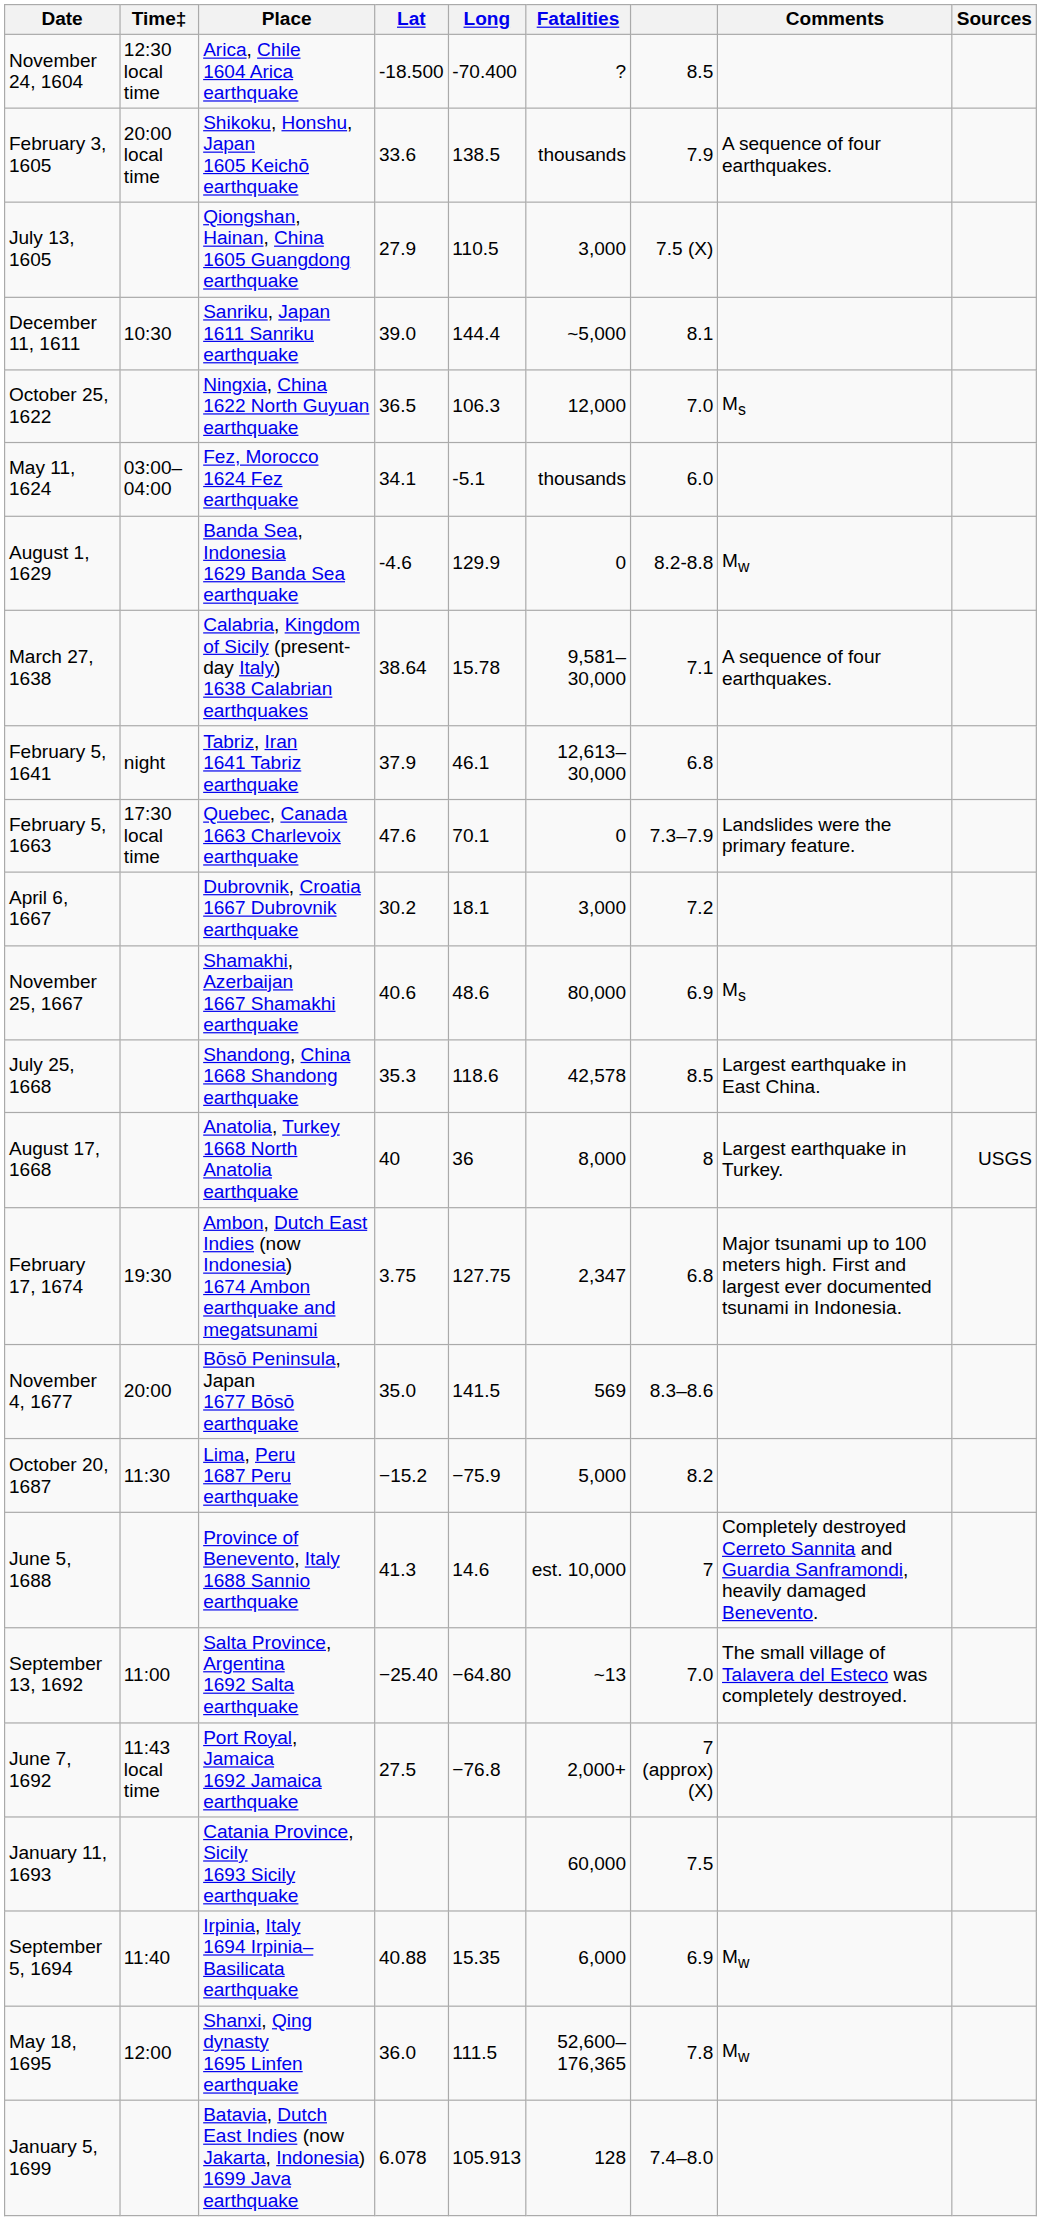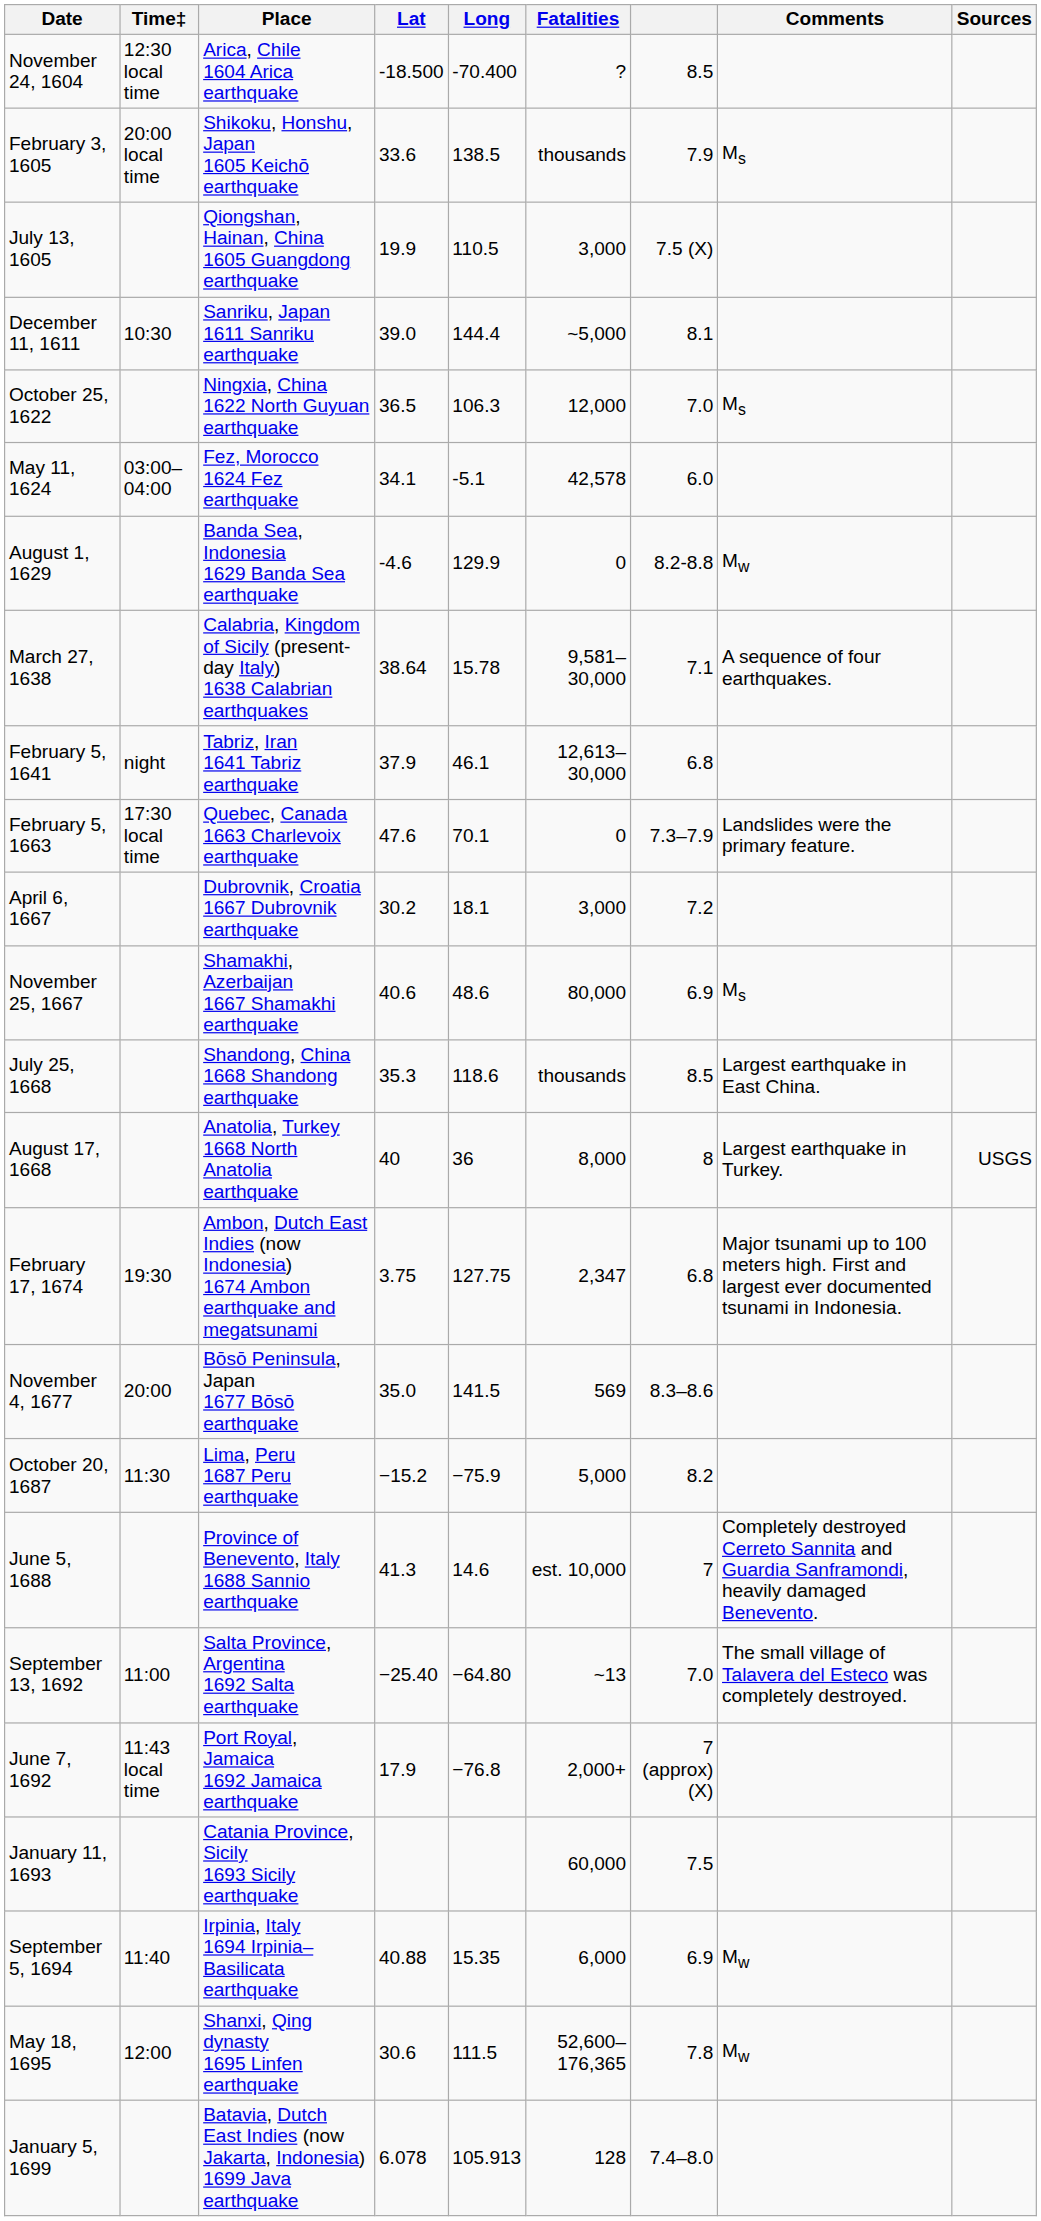(801, 154) A sequence of four earthquakes. -> (734, 155) Ms
(398, 249) 27.9 -> (398, 249) 19.9
(582, 479) thousands -> (597, 479) 42,578
(597, 1076) 42,578 -> (582, 1076) thousands
(398, 1769) 27.5 -> (398, 1769) 17.9
(398, 2052) 36.0 -> (398, 2052) 30.6
